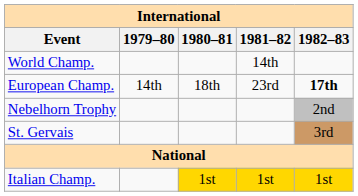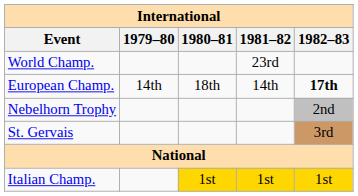(265, 62) 14th -> (265, 62) 23rd
(265, 86) 23rd -> (265, 86) 14th
